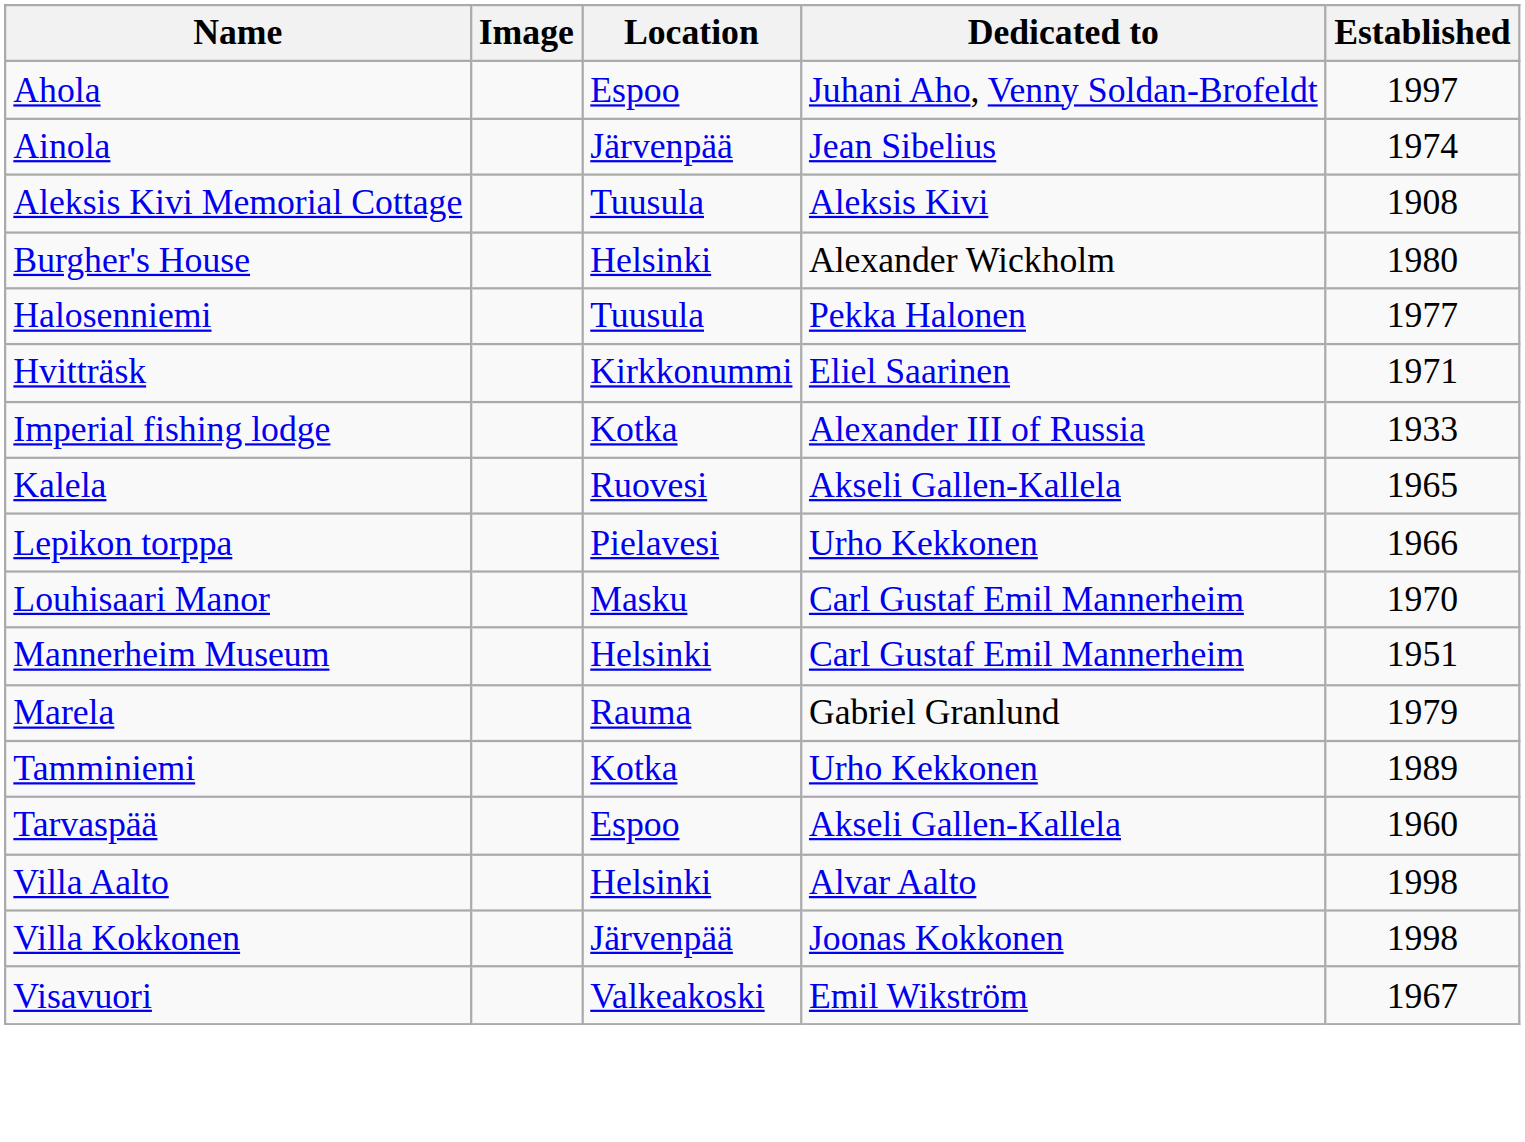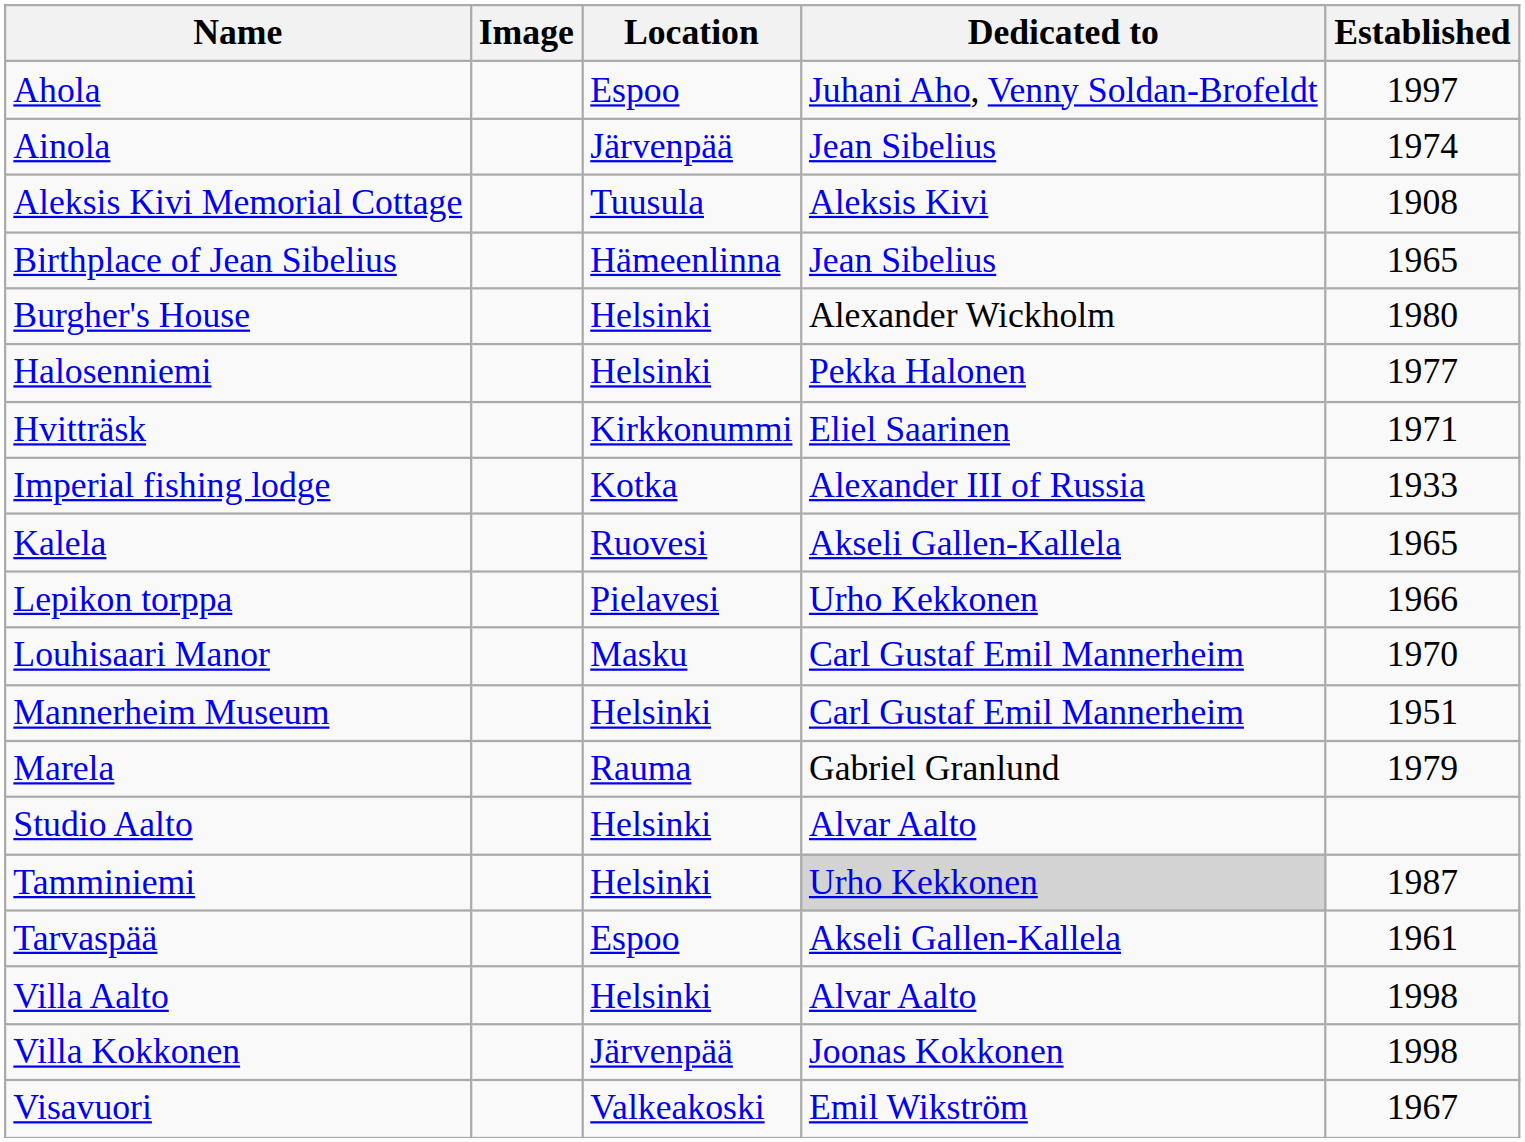+ row: (205, 259)
(647, 315) Tuusula -> (651, 372) Helsinki
+ row: (103, 825)
(634, 768) Kotka -> (651, 881) Helsinki
(923, 768) no background -> (923, 881) lightgrey background
(1422, 768) 1989 -> (1422, 881) 1987
(1422, 825) 1960 -> (1422, 938) 1961
